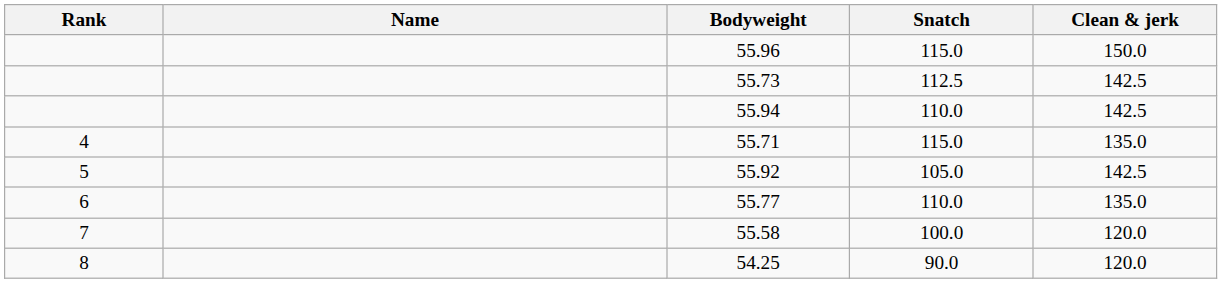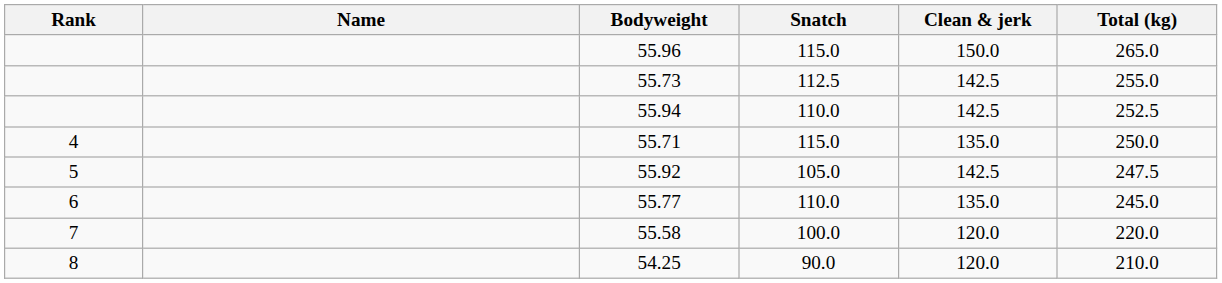+ column: (1137, 19)
